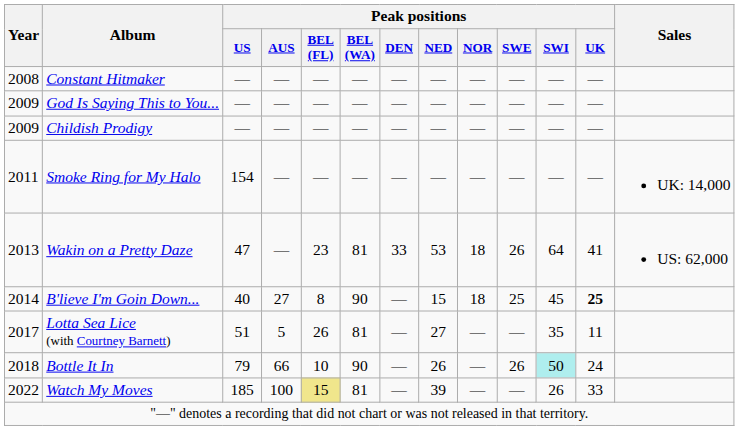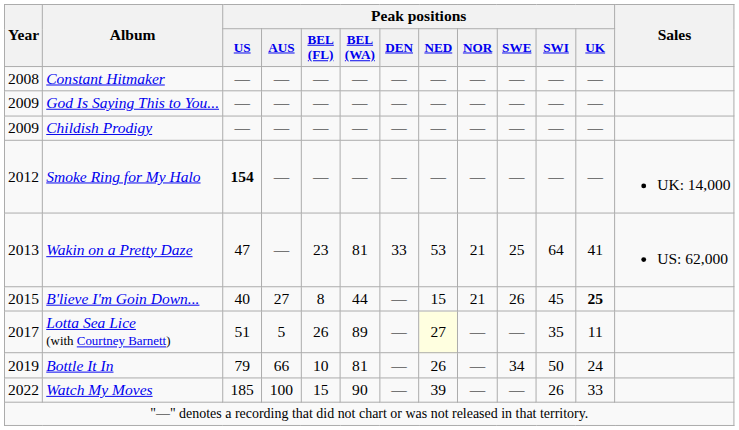(23, 176) 2011 -> (24, 176) 2012
(242, 176) normal -> (242, 176) bold
(478, 249) 18 -> (478, 249) 21
(517, 249) 26 -> (517, 249) 25
(24, 298) 2014 -> (24, 298) 2015
(360, 298) 90 -> (360, 298) 44
(478, 298) 18 -> (478, 298) 21
(517, 298) 25 -> (517, 298) 26
(360, 332) 81 -> (360, 332) 89
(438, 332) no background -> (438, 332) lightyellow background
(24, 365) 2018 -> (24, 365) 2019
(360, 365) 90 -> (360, 365) 81
(517, 365) 26 -> (517, 365) 34
(556, 365) paleturquoise background -> (556, 365) no background
(321, 390) khaki background -> (321, 390) no background
(360, 390) 81 -> (360, 390) 90
